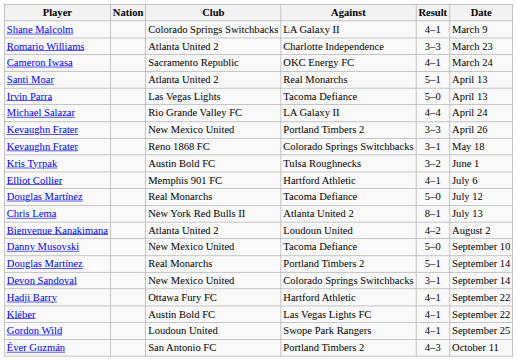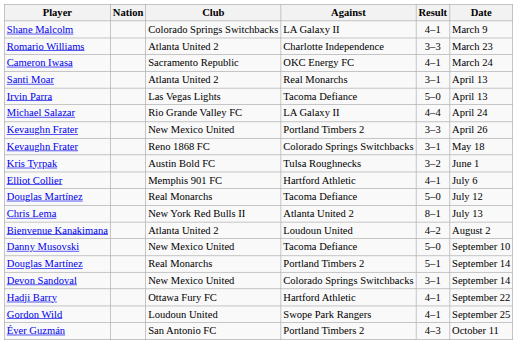(433, 79) 5–1 -> (433, 79) 3–1
- row: (21, 314)
